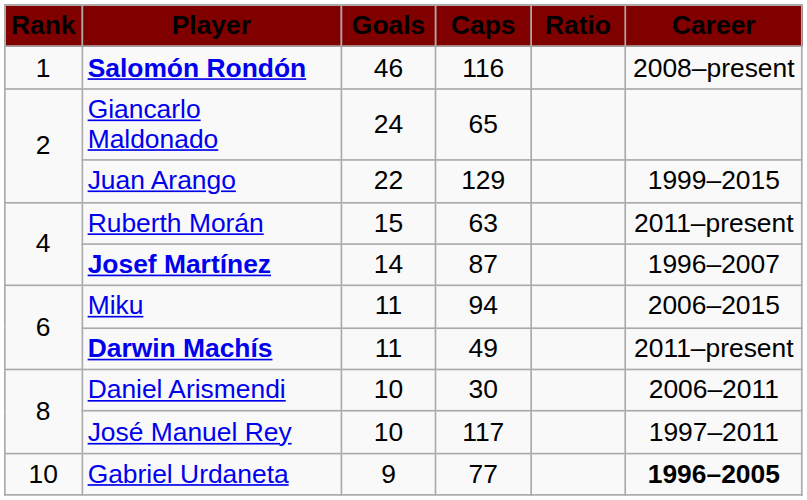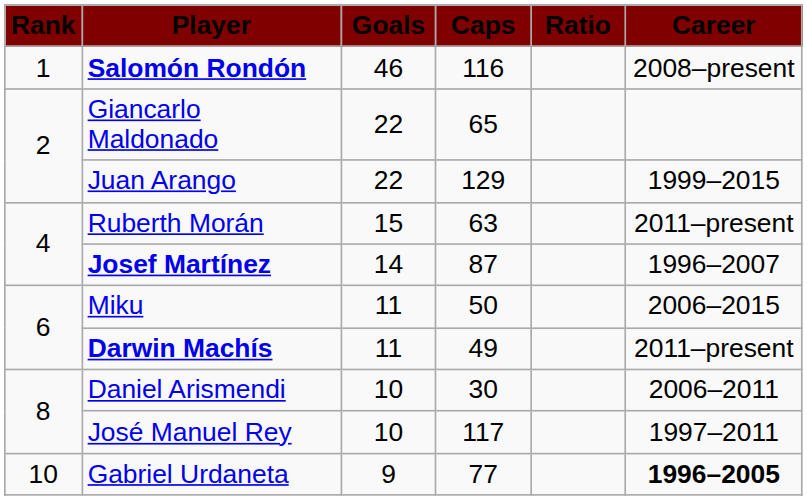(389, 124) 24 -> (389, 124) 22
(483, 306) 94 -> (483, 306) 50
